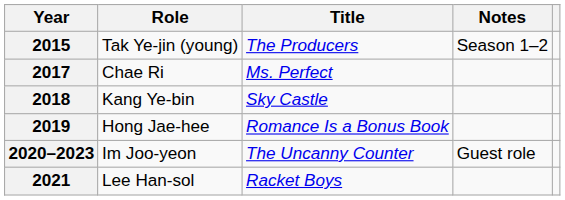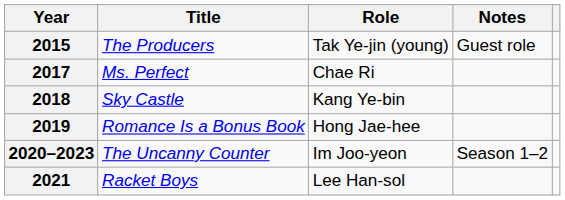columns swapped: (347, 18) <-> (170, 18)
(502, 45) Season 1–2 -> (496, 45) Guest role
(496, 153) Guest role -> (502, 153) Season 1–2
